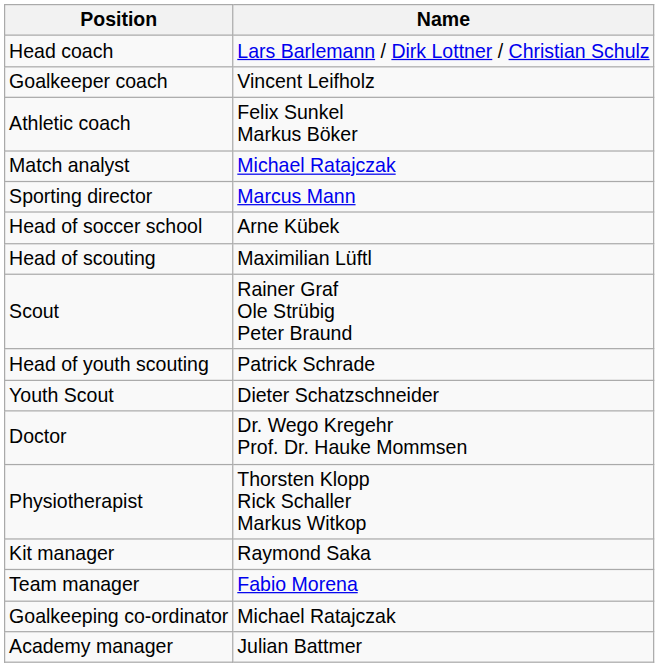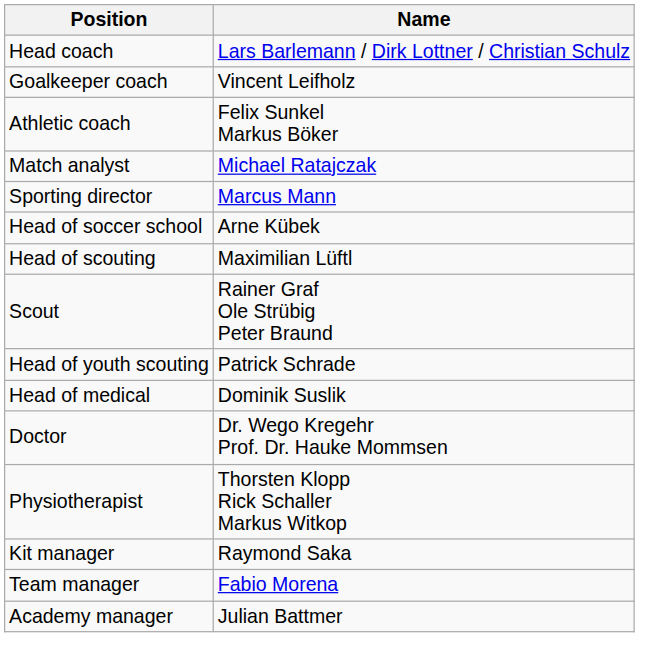- row: (61, 395)
+ row: (80, 395)
- row: (119, 616)
